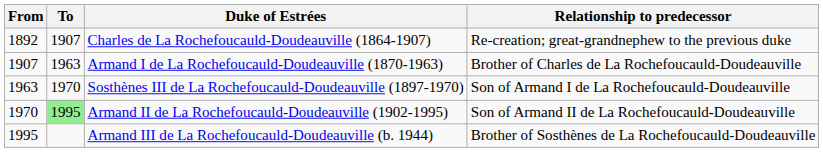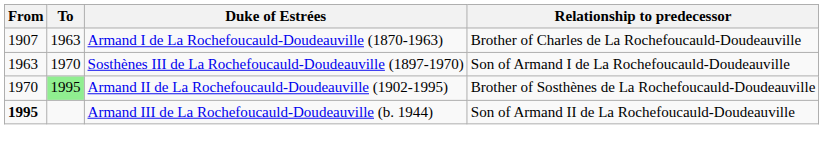- row: (259, 40)
(633, 111) Son of Armand II de La Rochefoucauld-Doudeauville -> (643, 87) Brother of Sosthènes de La Rochefoucauld-Doudeauville
(23, 135) normal -> (23, 111) bold
(643, 135) Brother of Sosthènes de La Rochefoucauld-Doudeauville -> (633, 111) Son of Armand II de La Rochefoucauld-Doudeauville
